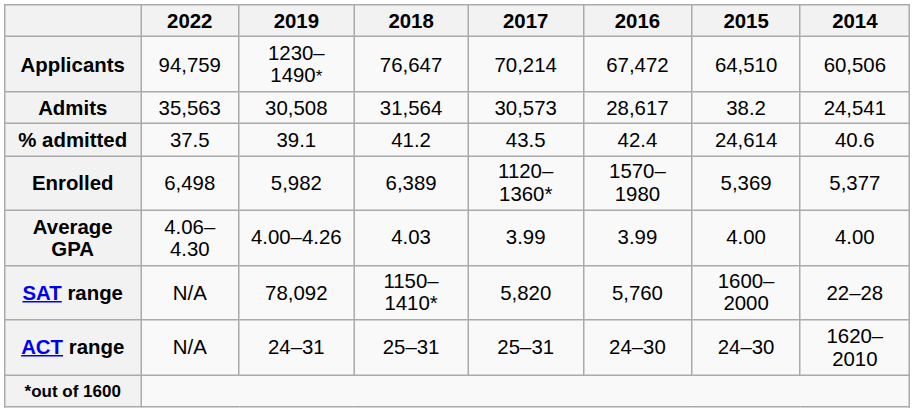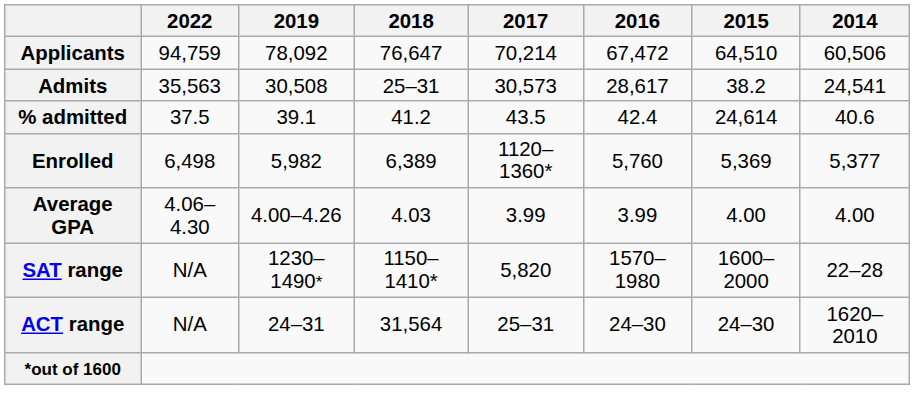(296, 64) 1230–1490* -> (296, 53) 78,092
(411, 108) 31,564 -> (411, 85) 25–31
(637, 183) 1570–1980 -> (637, 161) 5,760
(296, 293) 78,092 -> (296, 270) 1230–1490*
(637, 293) 5,760 -> (637, 270) 1570–1980
(411, 347) 25–31 -> (411, 325) 31,564
